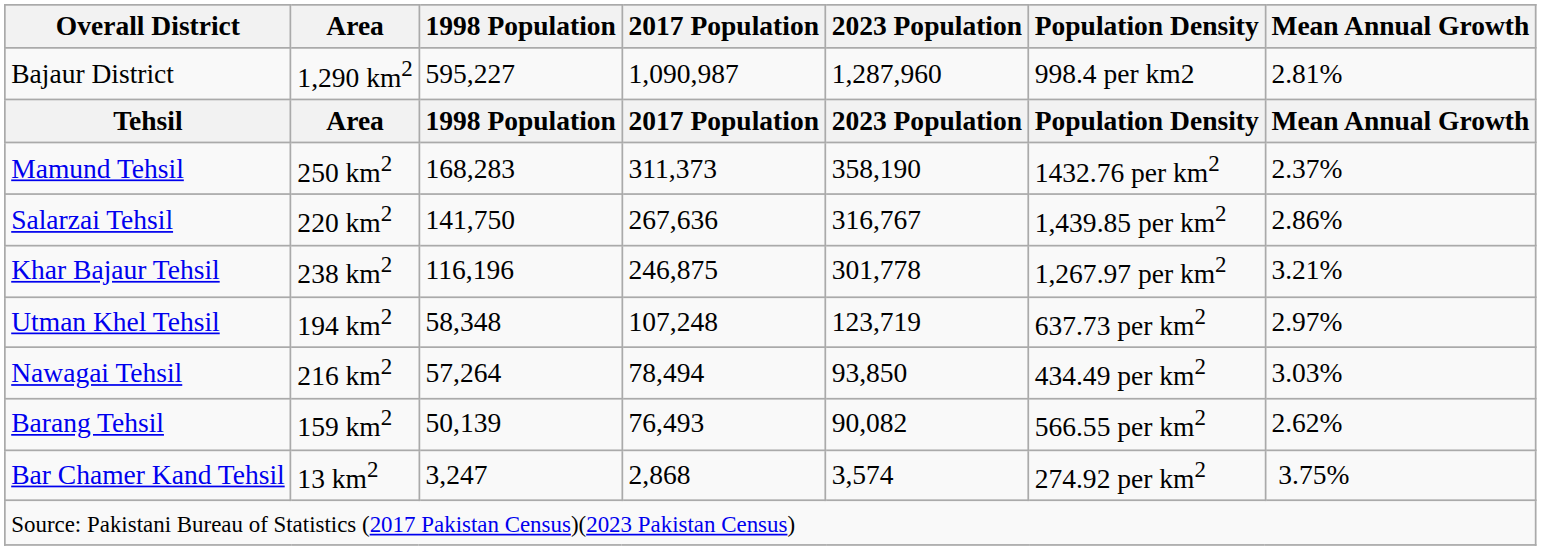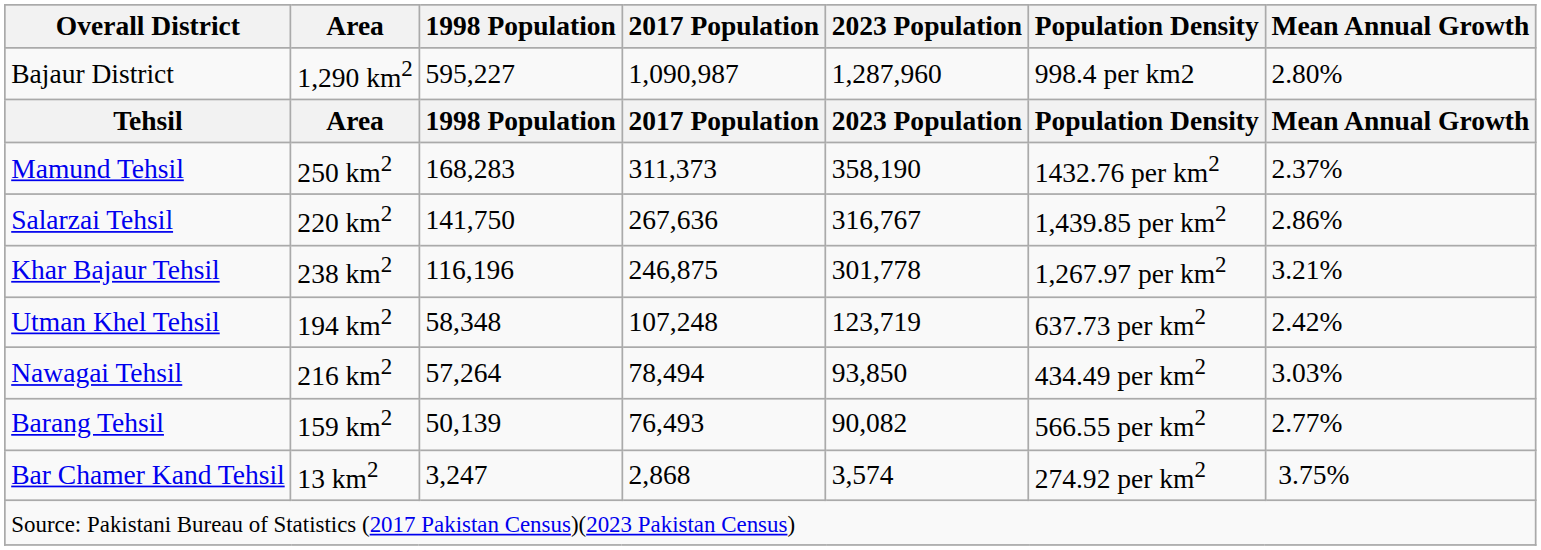(1307, 73) 2.81% -> (1307, 73) 2.80%
(1307, 321) 2.97% -> (1307, 321) 2.42%
(1307, 423) 2.62% -> (1307, 423) 2.77%
